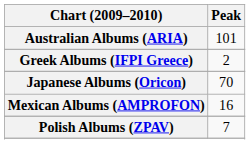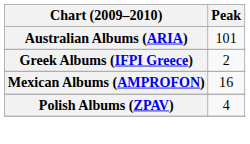- row: (106, 82)
(226, 127) 7 -> (226, 104) 4
